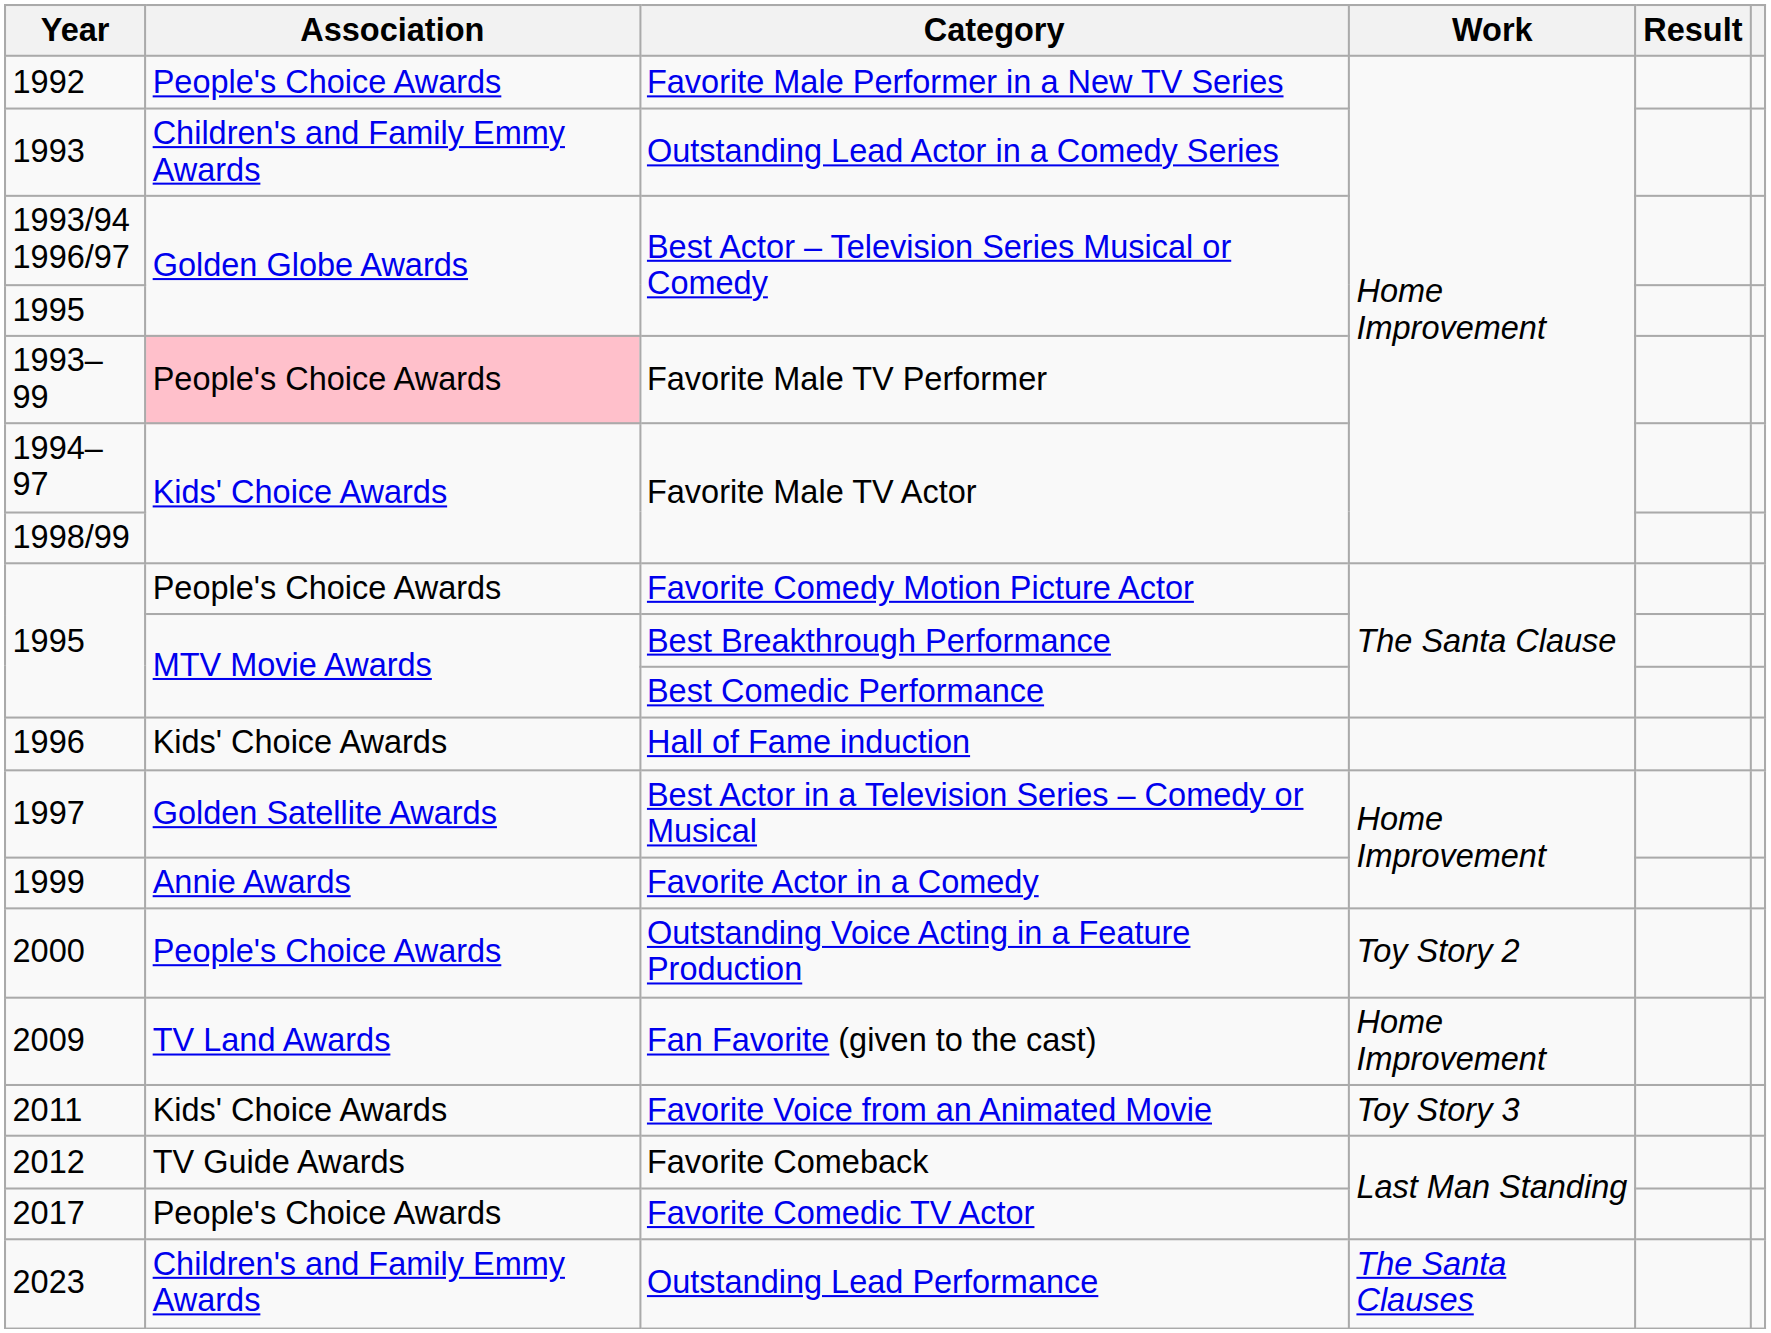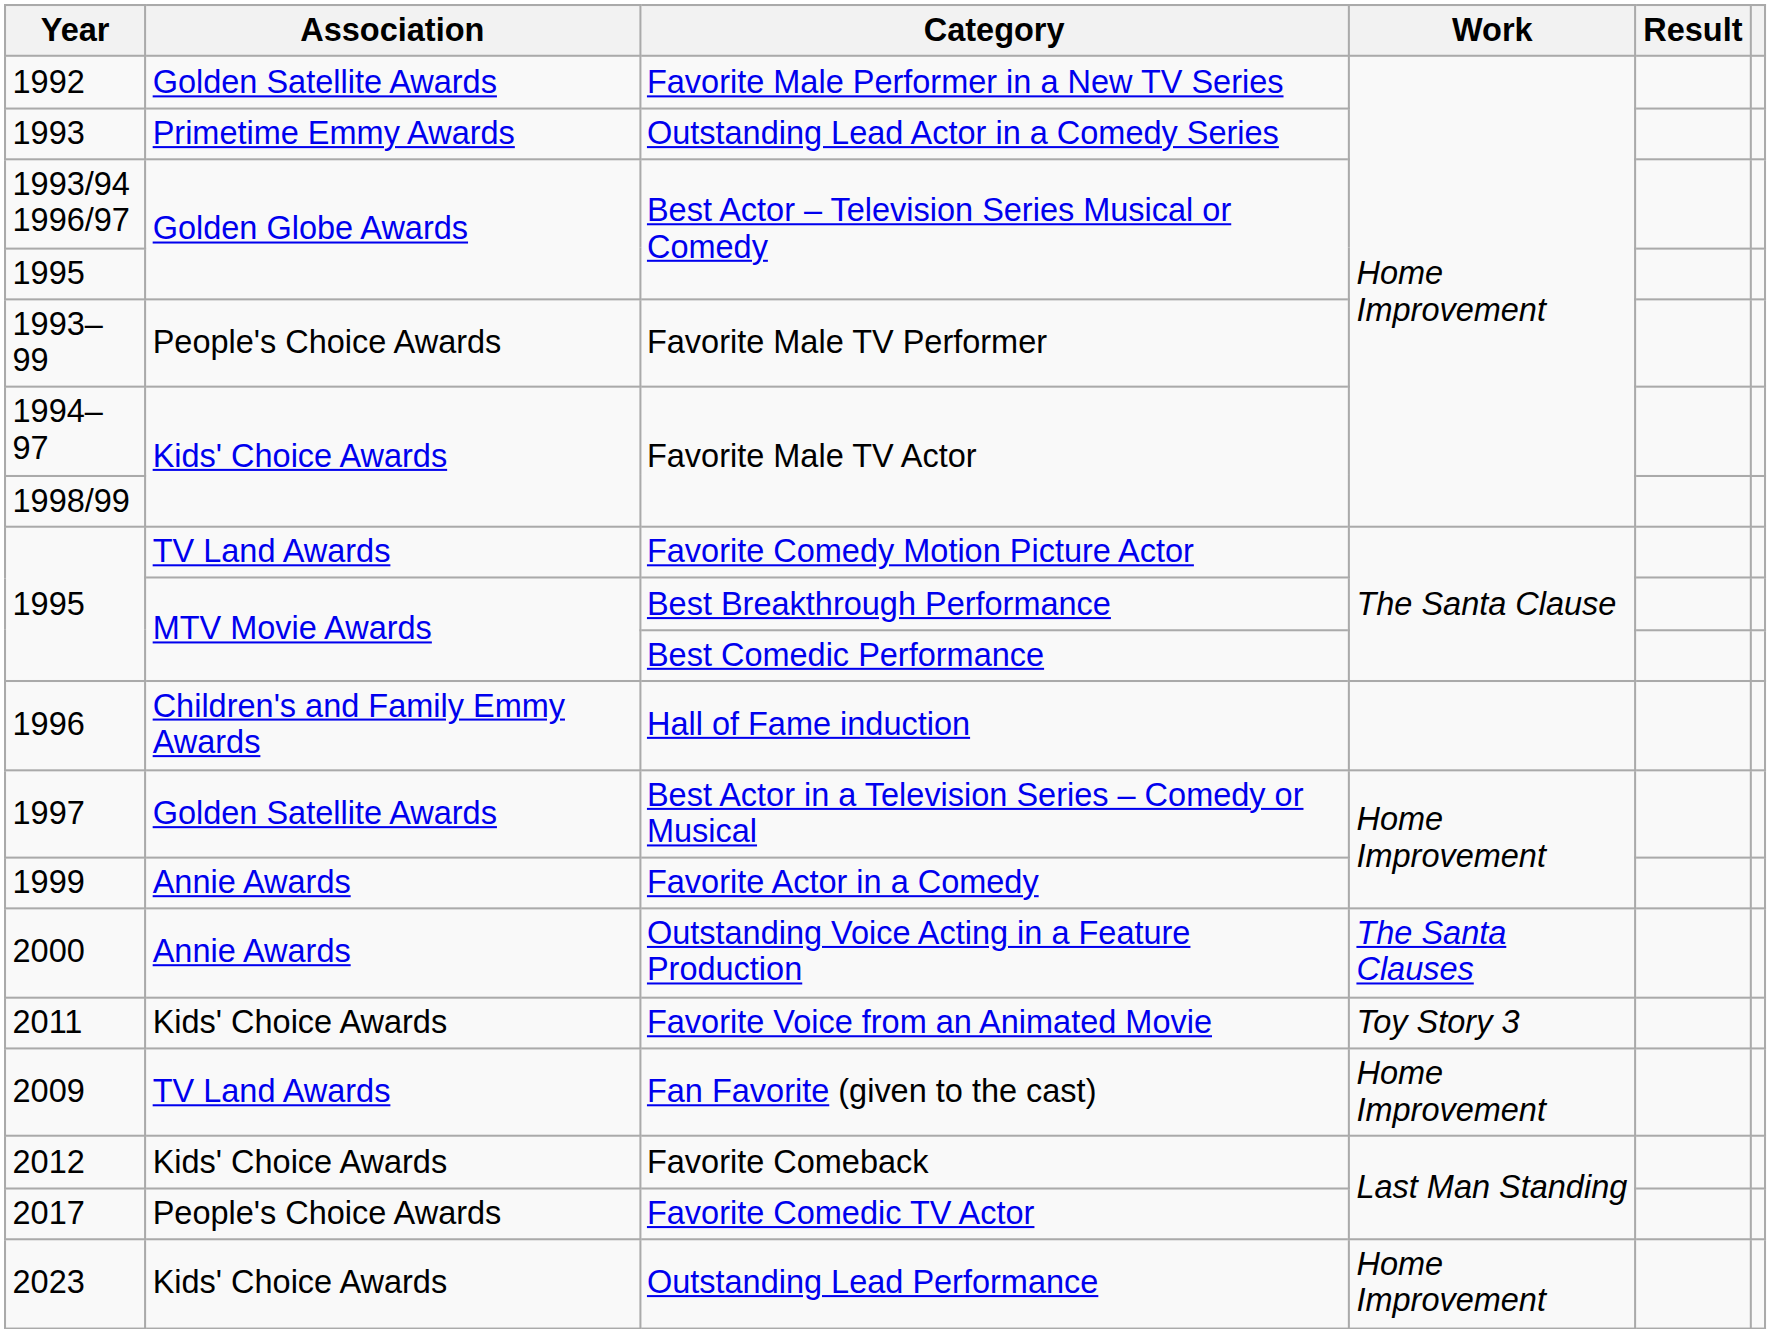(327, 81) People's Choice Awards -> (325, 81) Golden Satellite Awards
(359, 151) Children's and Family Emmy Awards -> (334, 133) Primetime Emmy Awards
(327, 379) pink background -> (327, 342) no background
(327, 588) People's Choice Awards -> (272, 551) TV Land Awards
(300, 743) Kids' Choice Awards -> (359, 724) Children's and Family Emmy Awards
(327, 952) People's Choice Awards -> (252, 952) Annie Awards
(1438, 952) Toy Story 2 -> (1431, 952) The Santa Clauses
rows swapped: (49, 1040) <-> (47, 1110)
(279, 1161) TV Guide Awards -> (300, 1161) Kids' Choice Awards
(359, 1283) Children's and Family Emmy Awards -> (300, 1283) Kids' Choice Awards
(1431, 1283) The Santa Clauses -> (1451, 1283) Home Improvement
